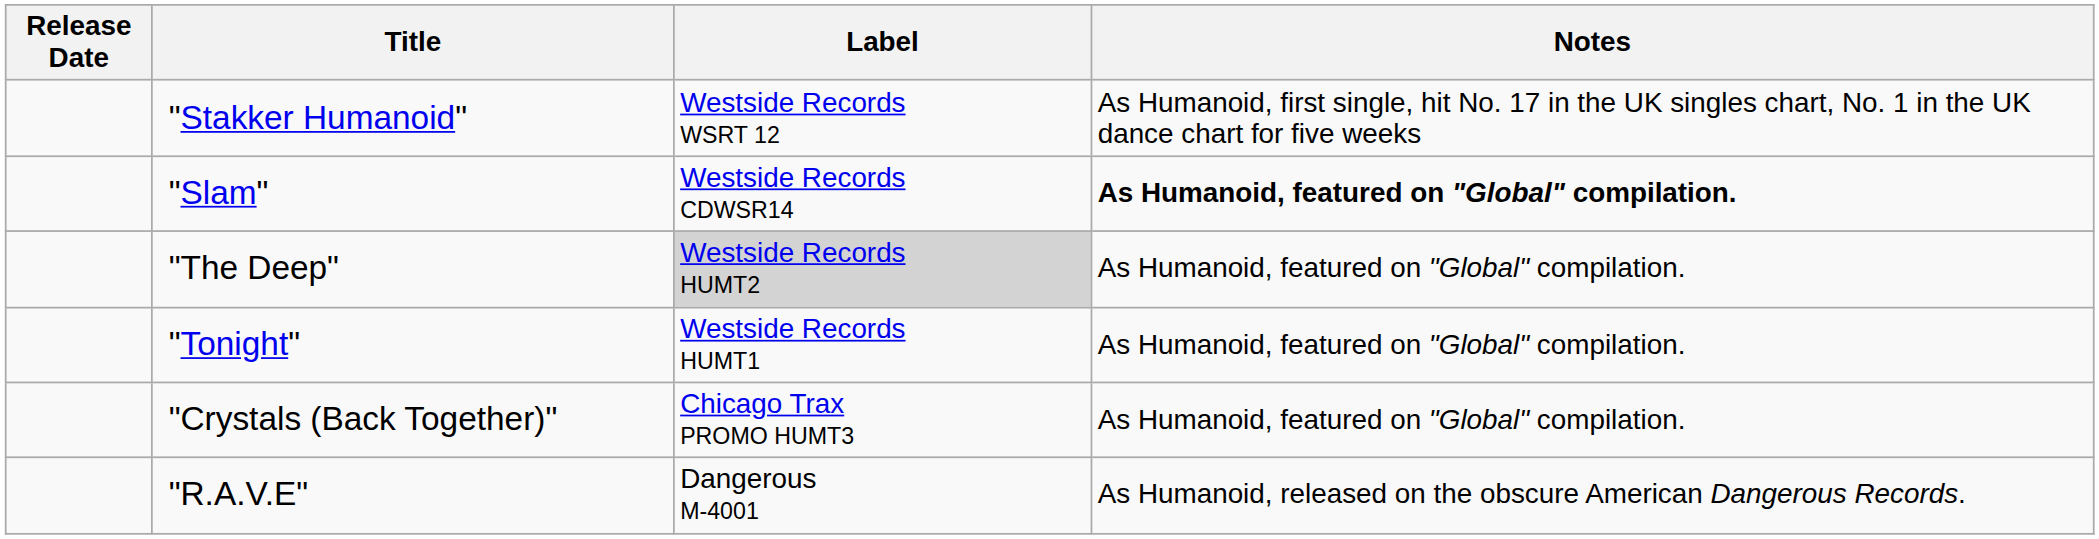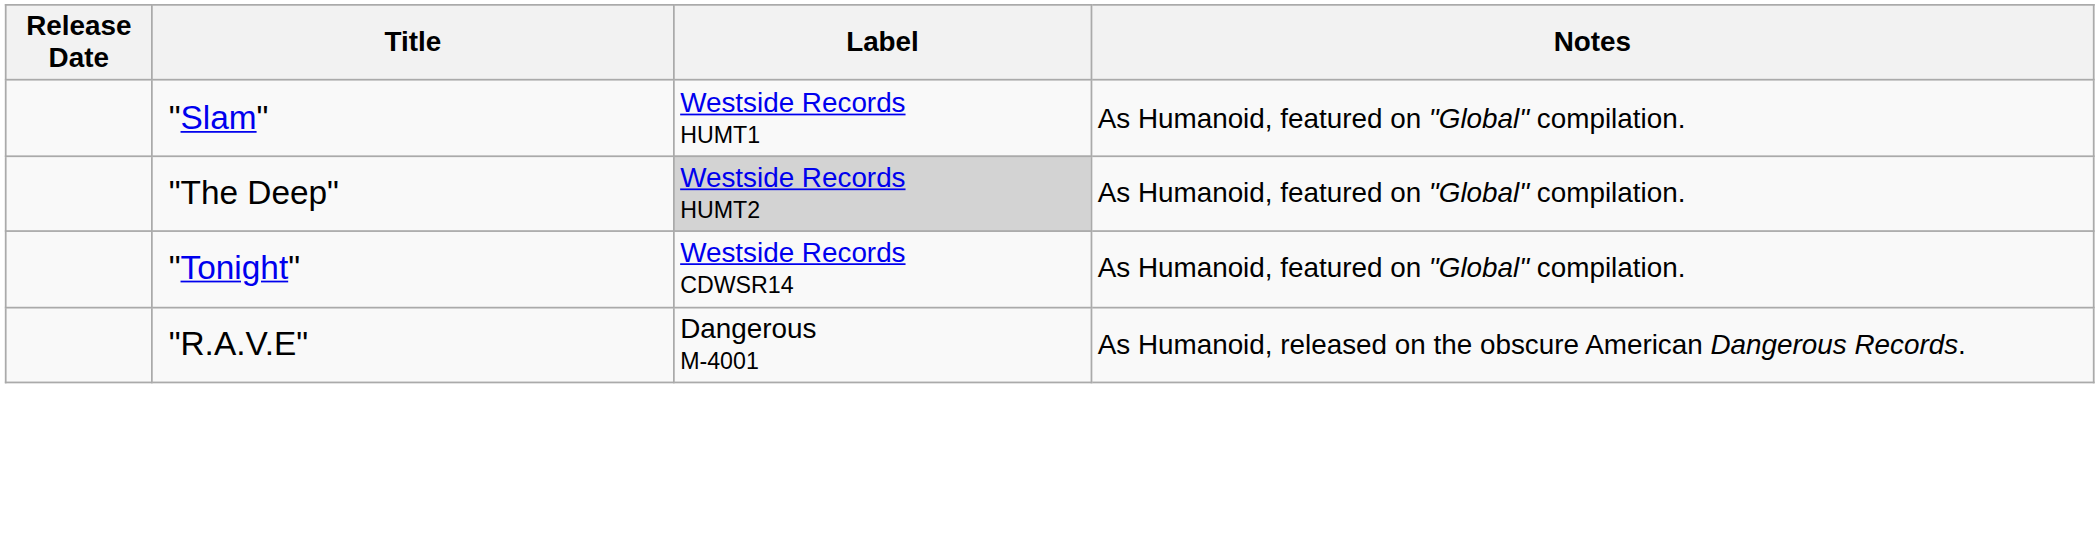- row: (313, 117)
(793, 193) Westside Records CDWSR14 -> (793, 117) Westside Records HUMT1
(1417, 193) bold -> (1392, 117) normal
(793, 344) Westside Records HUMT1 -> (793, 268) Westside Records CDWSR14
- row: (358, 419)
